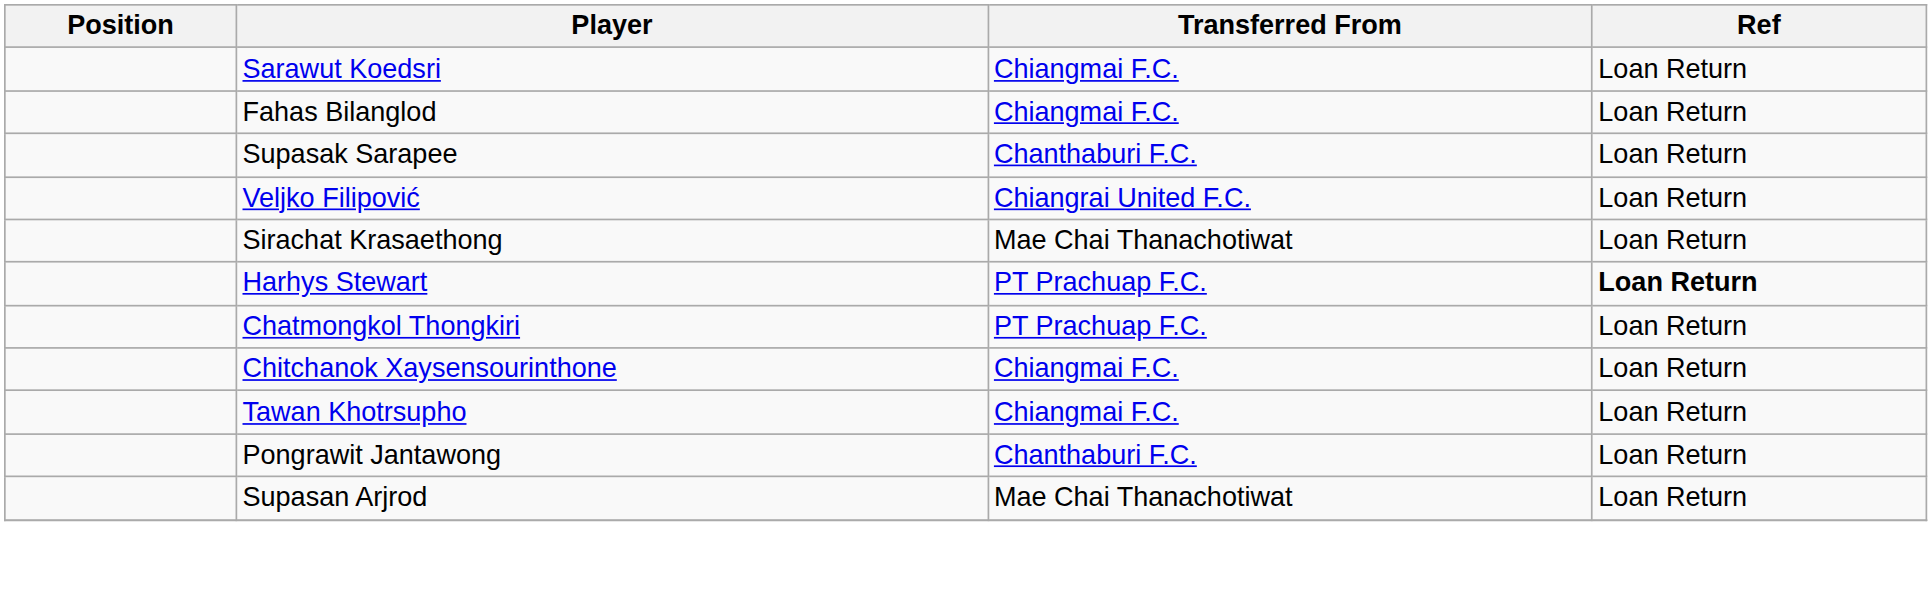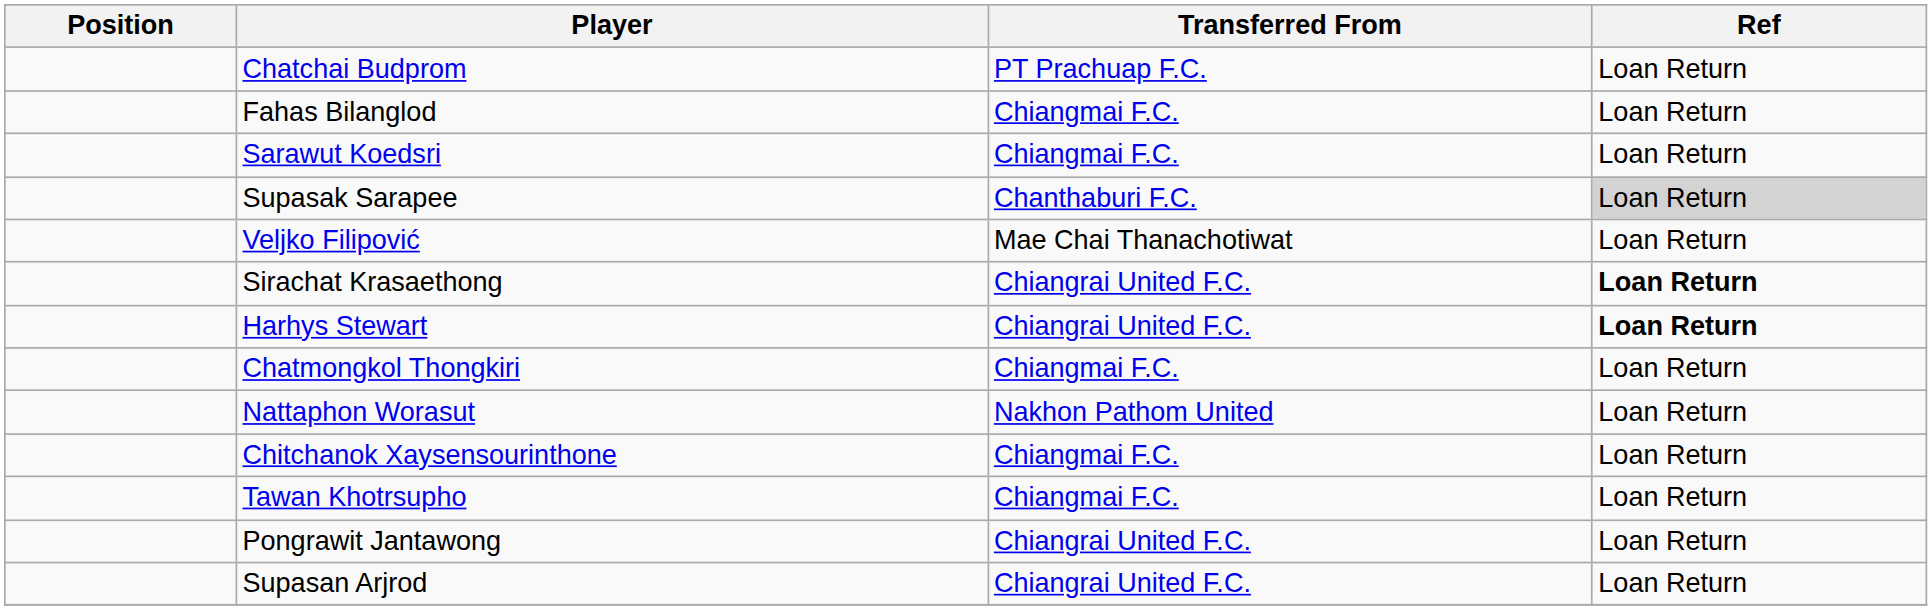+ row: (354, 68)
rows swapped: (339, 111) <-> (342, 68)
(1673, 154) no background -> (1673, 197) lightgrey background
(1122, 197) Chiangrai United F.C. -> (1143, 240) Mae Chai Thanachotiwat
(1143, 240) Mae Chai Thanachotiwat -> (1122, 283) Chiangrai United F.C.
(1673, 240) normal -> (1678, 283) bold
(1100, 283) PT Prachuap F.C. -> (1122, 326) Chiangrai United F.C.
(1100, 326) PT Prachuap F.C. -> (1086, 369) Chiangmai F.C.
+ row: (359, 411)
(1095, 454) Chanthaburi F.C. -> (1122, 540) Chiangrai United F.C.
(1143, 497) Mae Chai Thanachotiwat -> (1122, 583) Chiangrai United F.C.
